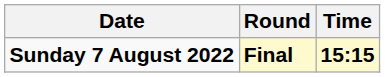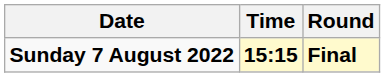columns swapped: (347, 21) <-> (277, 21)
